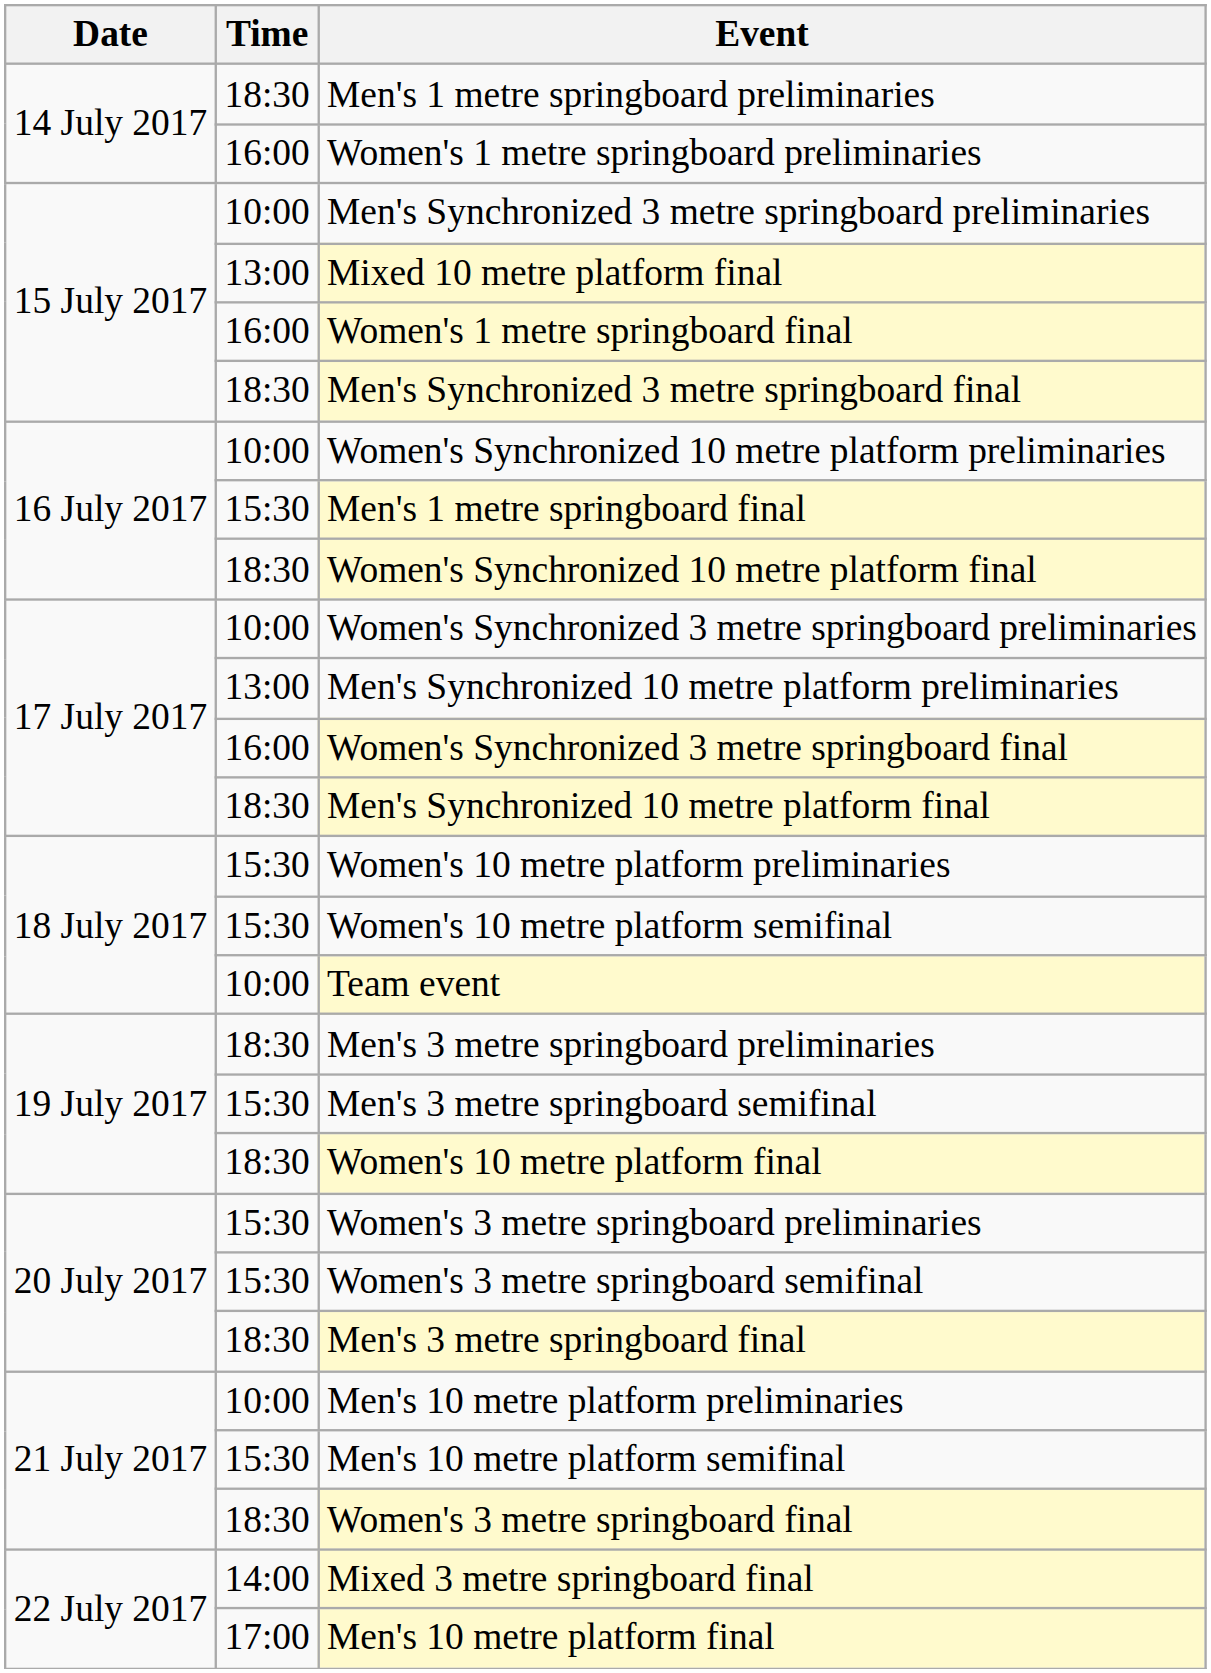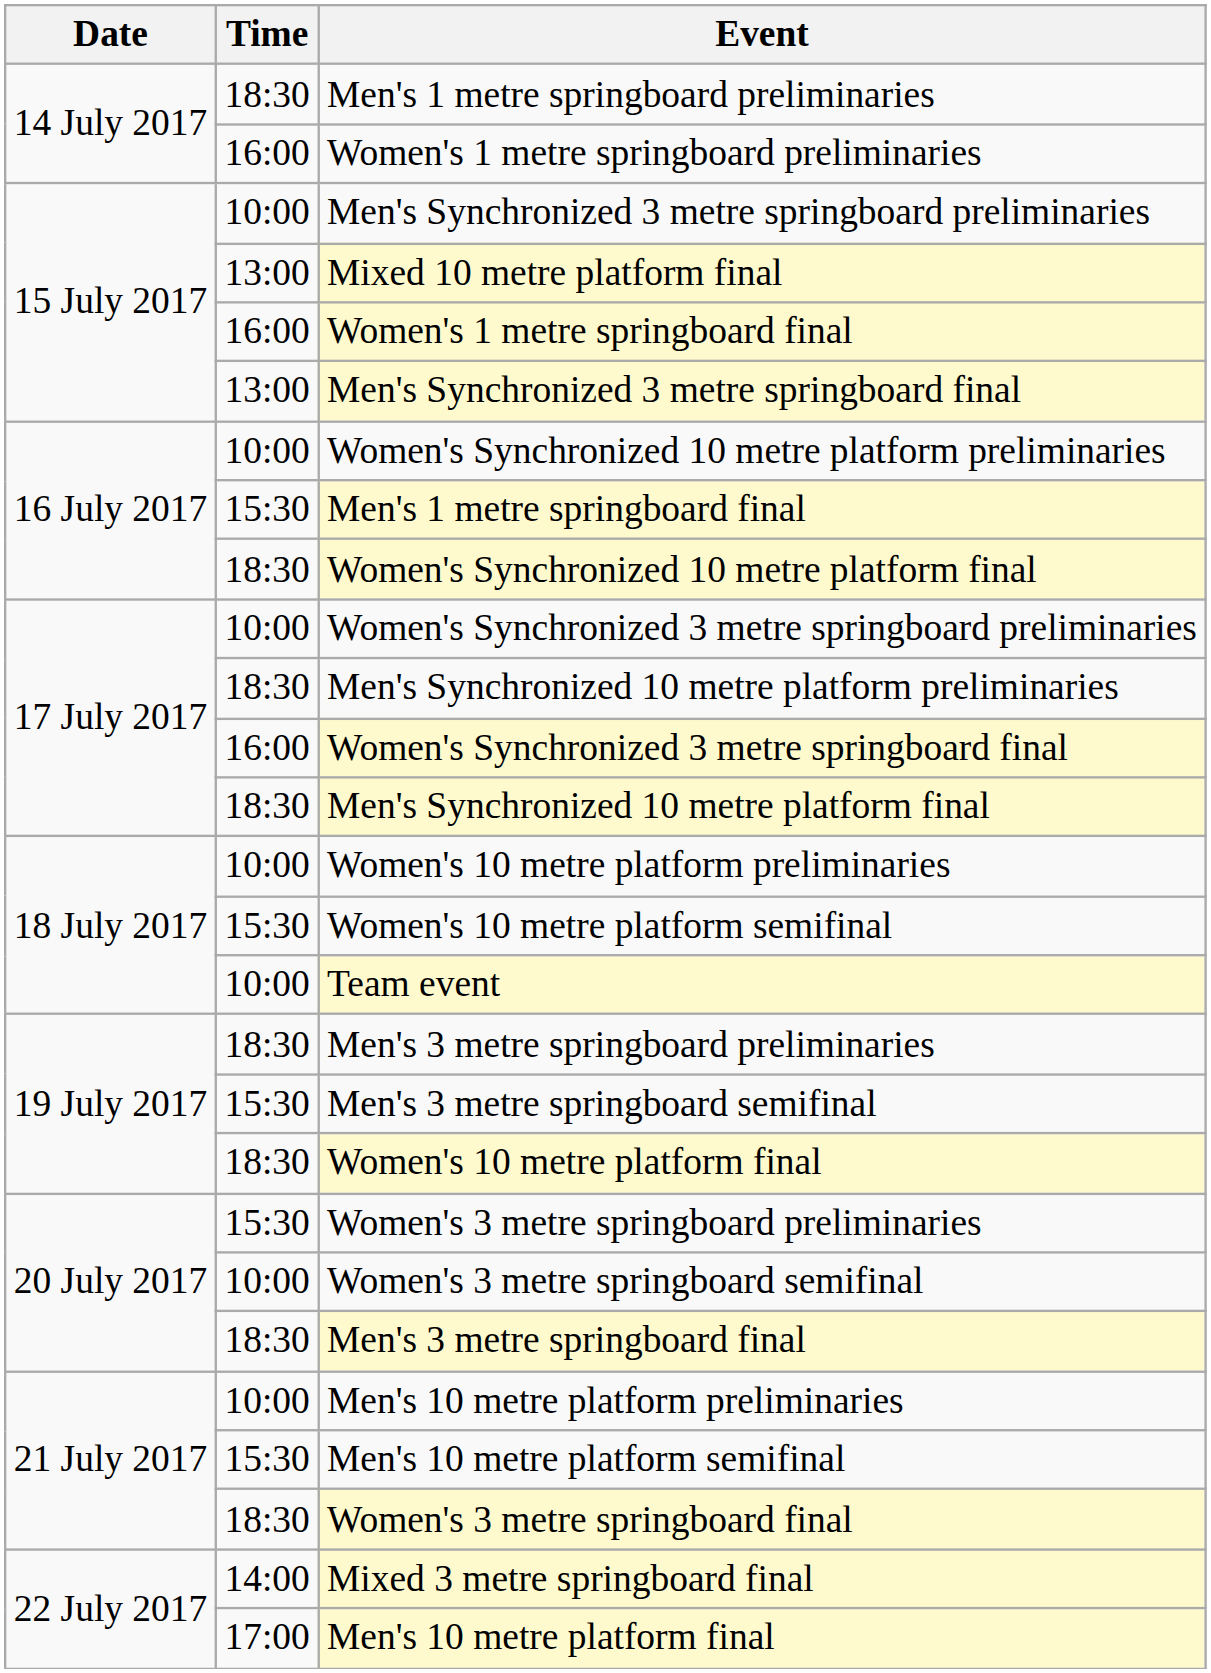(267, 390) 18:30 -> (267, 390) 13:00
(267, 687) 13:00 -> (267, 687) 18:30
(267, 865) 15:30 -> (267, 865) 10:00
(267, 1281) 15:30 -> (267, 1281) 10:00
